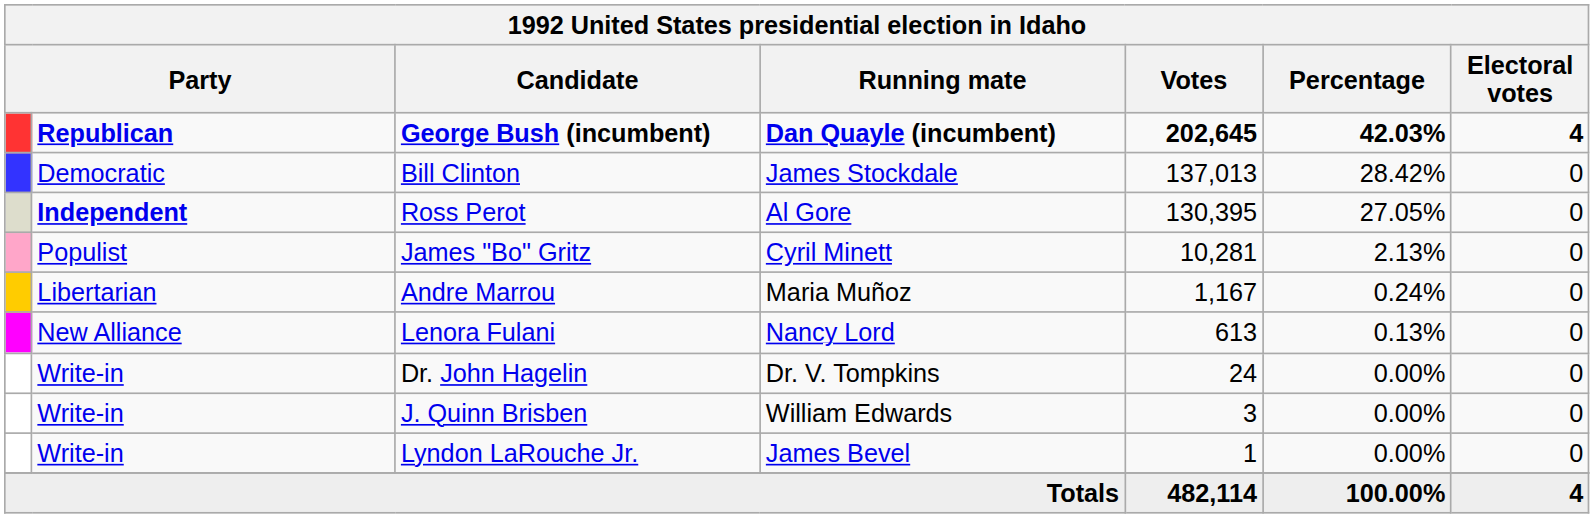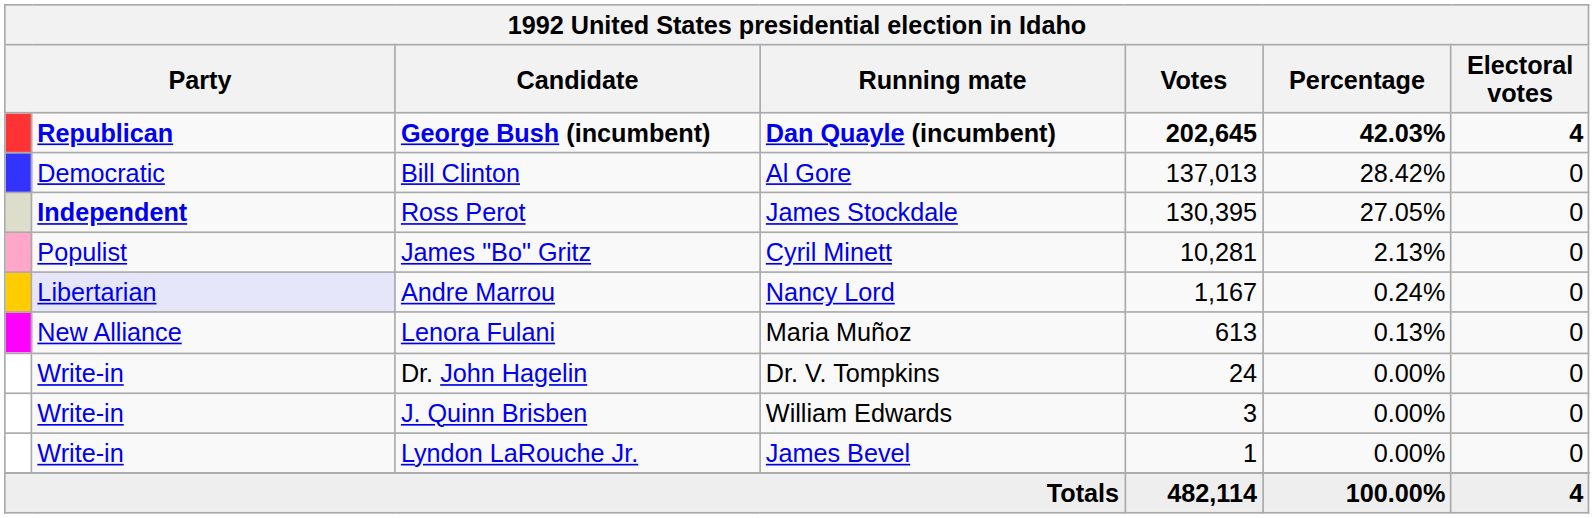(862, 173) James Stockdale -> (809, 173) Al Gore
(809, 213) Al Gore -> (862, 213) James Stockdale
(97, 293) no background -> (97, 293) lavender background
(839, 293) Maria Muñoz -> (830, 293) Nancy Lord
(830, 333) Nancy Lord -> (839, 333) Maria Muñoz
